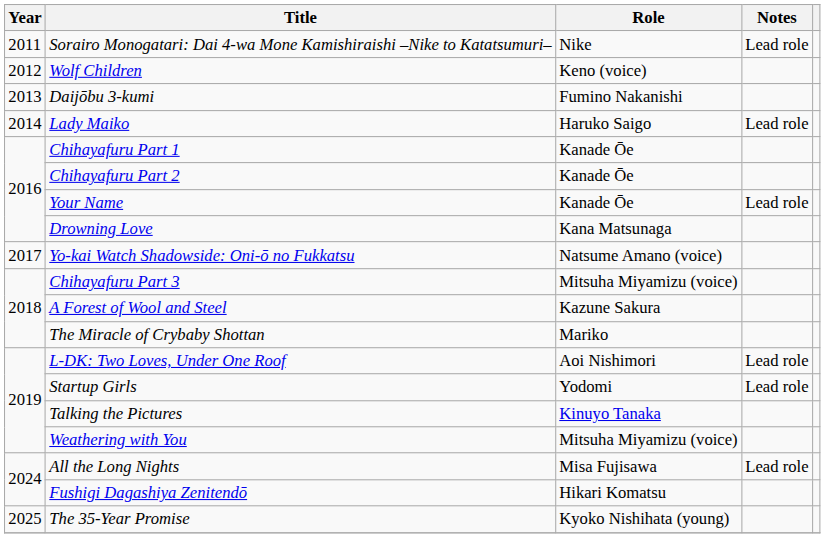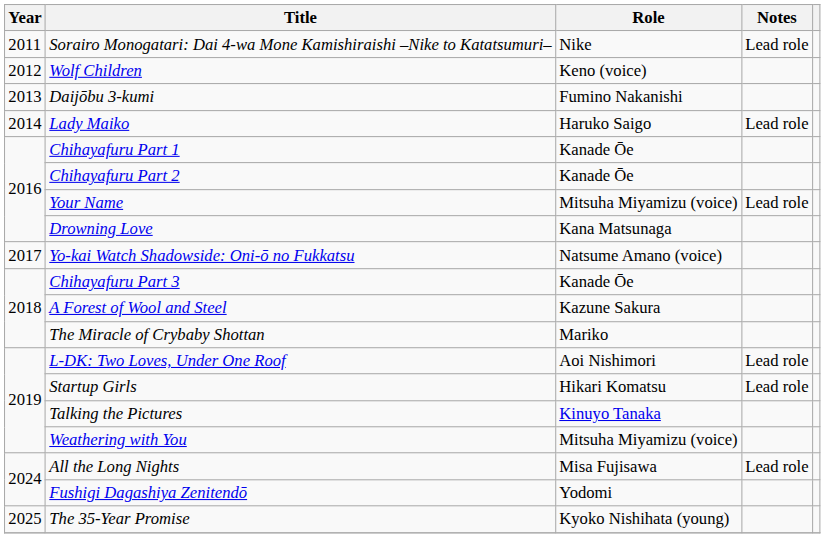(596, 202) Kanade Ōe -> (648, 202) Mitsuha Miyamizu (voice)
(648, 281) Mitsuha Miyamizu (voice) -> (596, 281) Kanade Ōe
(586, 387) Yodomi -> (613, 387) Hikari Komatsu
(613, 492) Hikari Komatsu -> (586, 492) Yodomi
